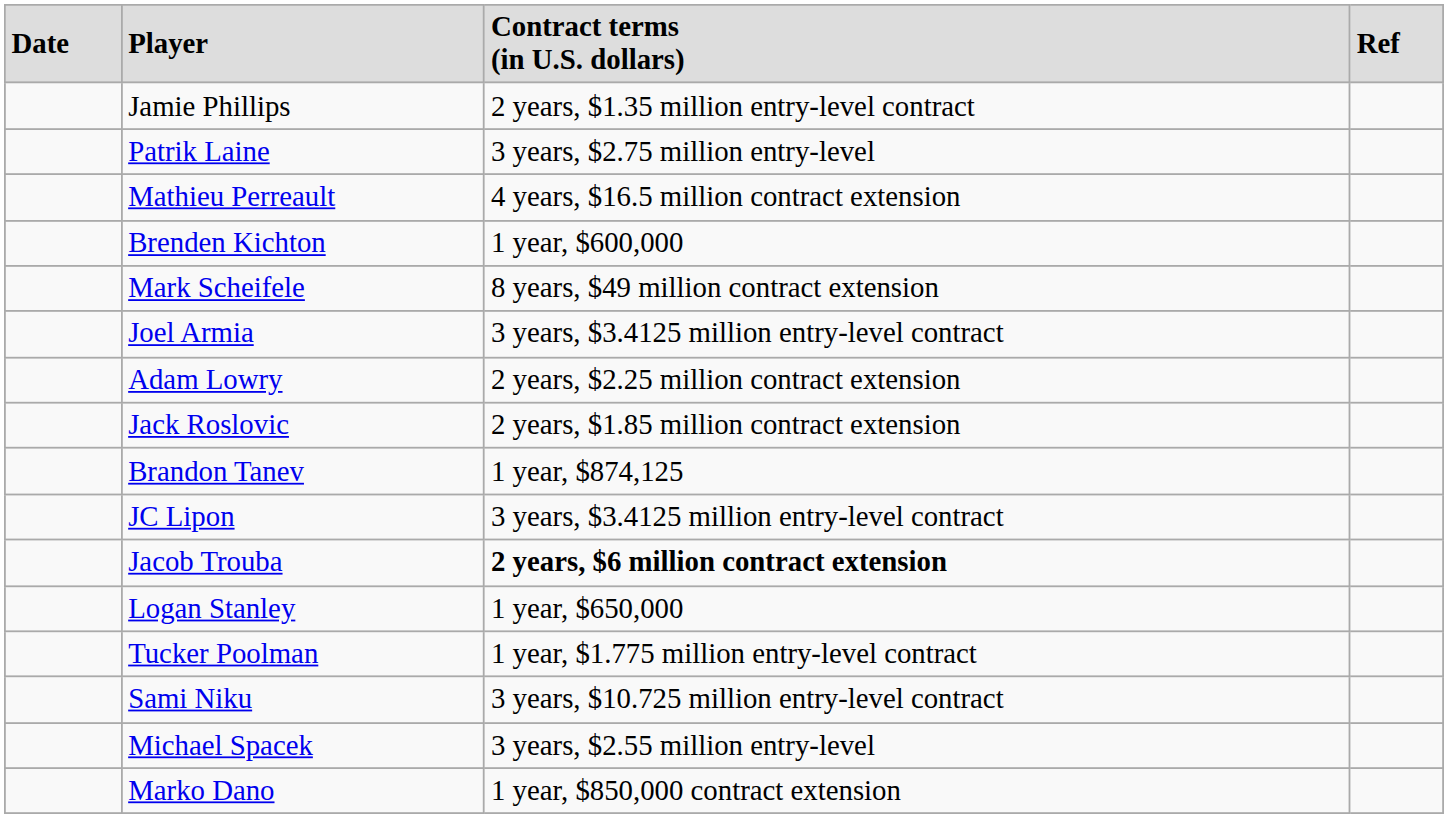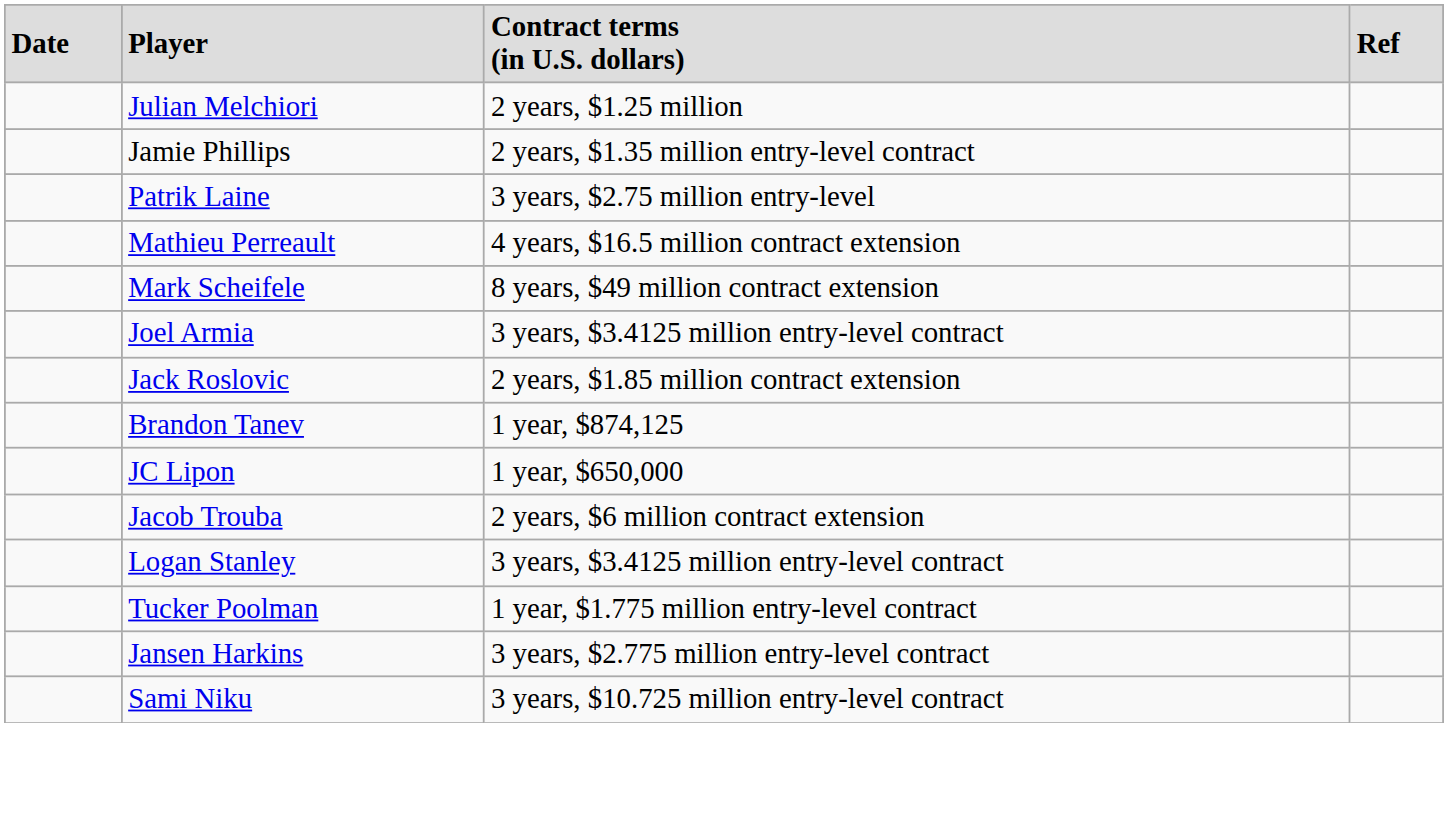+ row: (223, 105)
- row: (227, 242)
- row: (205, 379)
(747, 516) 3 years, $3.4125 million entry-level contract -> (587, 470) 1 year, $650,000
(719, 562) bold -> (708, 516) normal
(587, 607) 1 year, $650,000 -> (747, 562) 3 years, $3.4125 million entry-level contract
+ row: (216, 653)
- row: (221, 744)
- row: (201, 790)
